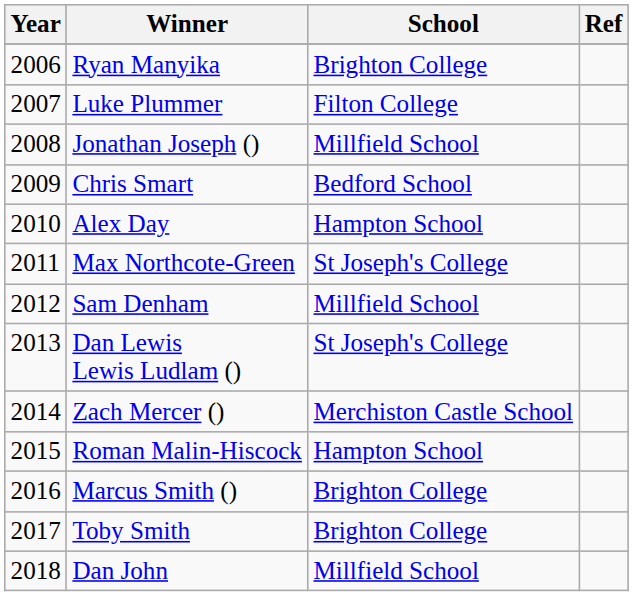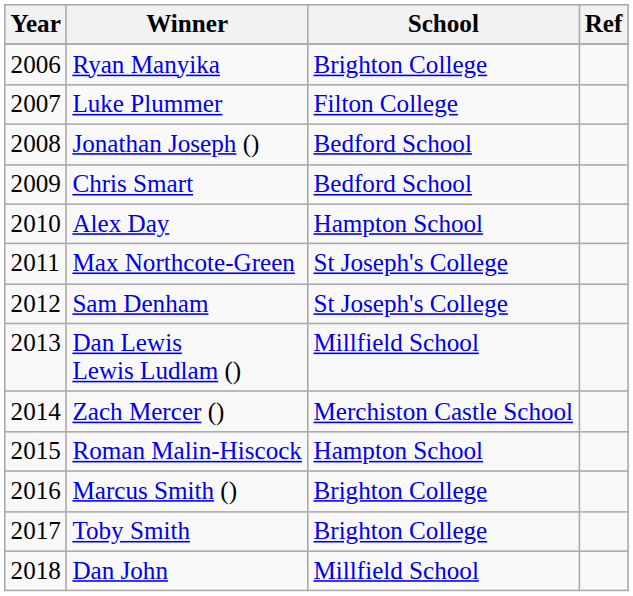(396, 143) Millfield School -> (393, 143) Bedford School
(396, 303) Millfield School -> (411, 303) St Joseph's College
(411, 343) St Joseph's College -> (396, 343) Millfield School
